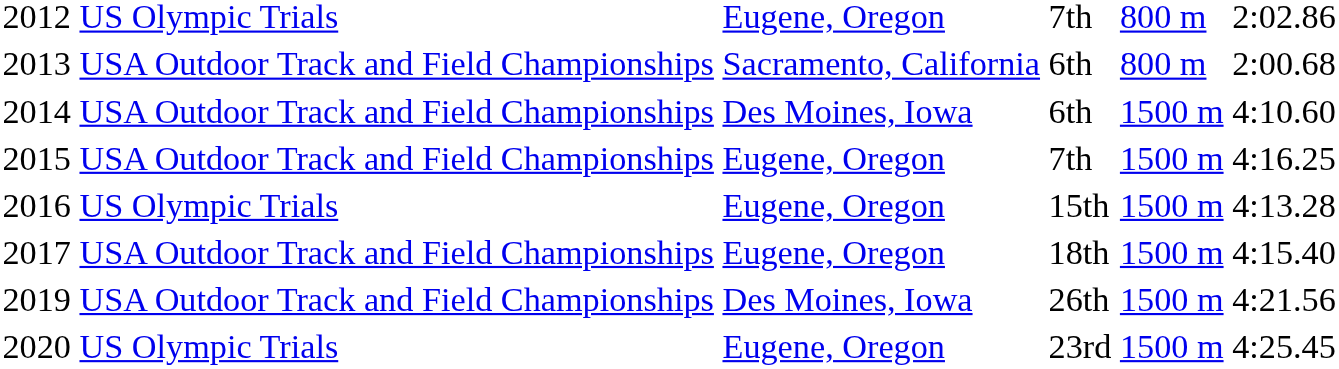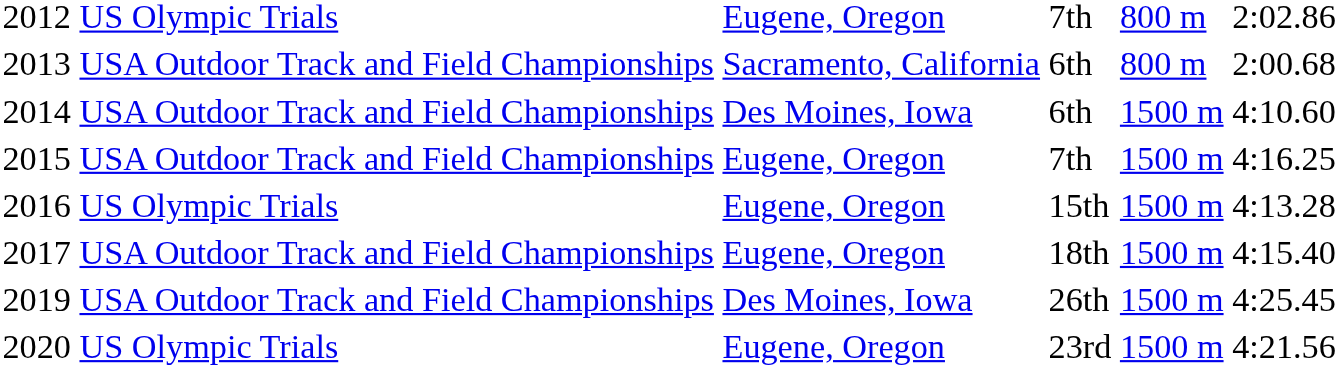(1284, 299) 4:21.56 -> (1284, 299) 4:25.45
(1284, 346) 4:25.45 -> (1284, 346) 4:21.56
